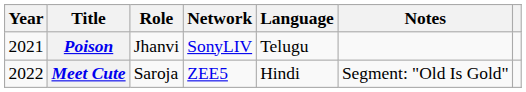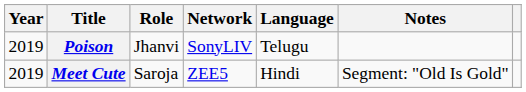(26, 45) 2021 -> (26, 45) 2019
(26, 73) 2022 -> (26, 73) 2019
